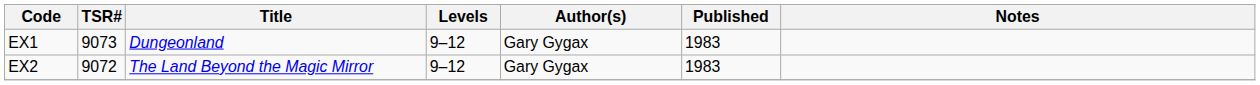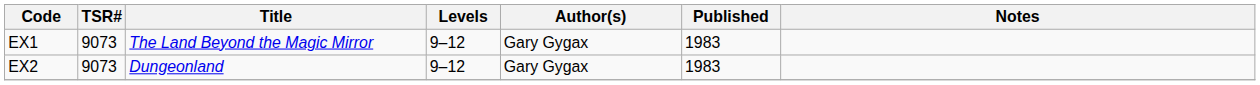(176, 42) Dungeonland -> (251, 42) The Land Beyond the Magic Mirror
(99, 67) 9072 -> (99, 67) 9073
(251, 67) The Land Beyond the Magic Mirror -> (176, 67) Dungeonland
